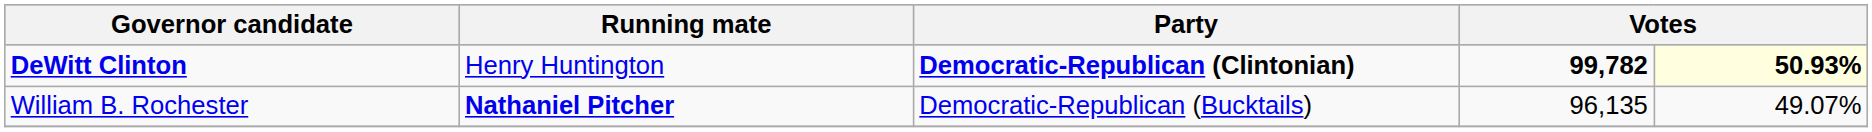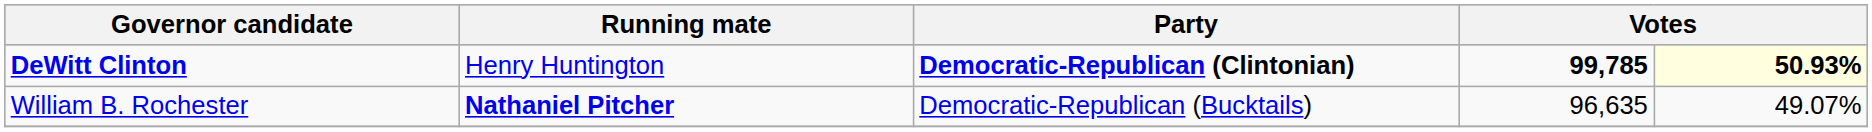(1609, 65) 99,782 -> (1609, 65) 99,785
(1609, 106) 96,135 -> (1609, 106) 96,635
